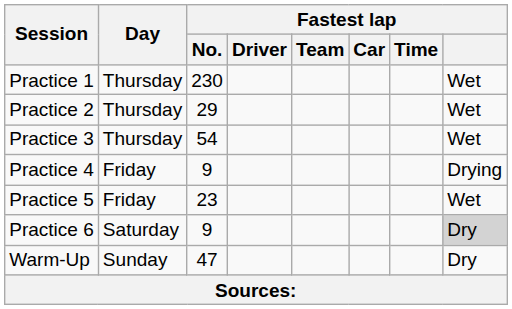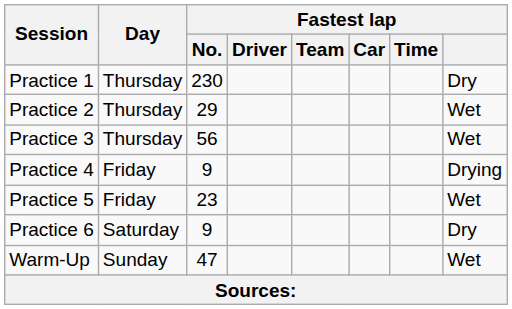(464, 79) Wet -> (462, 79) Dry
(207, 139) 54 -> (207, 139) 56
(462, 229) lightgrey background -> (462, 229) no background
(462, 259) Dry -> (464, 259) Wet
